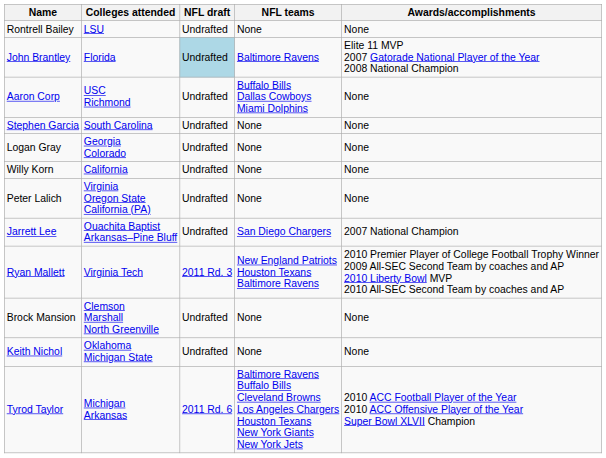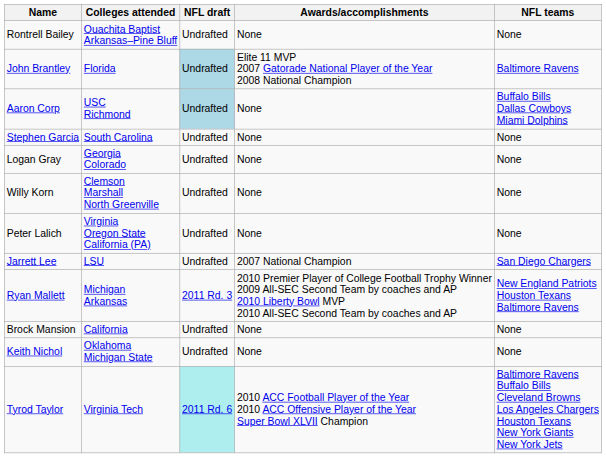columns swapped: (288, 12) <-> (472, 12)
(94, 29) LSU -> (131, 35) Ouachita Baptist Arkansas–Pine Bluff
(205, 97) no background -> (205, 109) lightblue background
(106, 170) California -> (121, 193) Clemson Marshall North Greenville
(131, 232) Ouachita Baptist Arkansas–Pine Bluff -> (94, 261) LSU
(113, 272) Virginia Tech -> (105, 295) Michigan Arkansas
(121, 318) Clemson Marshall North Greenville -> (106, 329) California
(105, 409) Michigan Arkansas -> (113, 409) Virginia Tech
(207, 409) no background -> (207, 409) paleturquoise background
